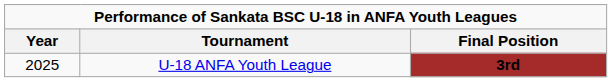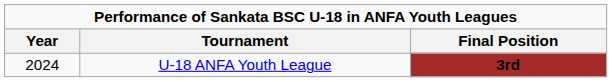(42, 65) 2025 -> (42, 65) 2024
